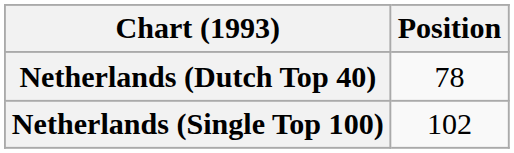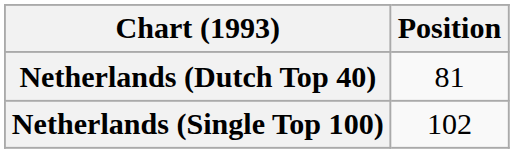(449, 76) 78 -> (449, 76) 81
